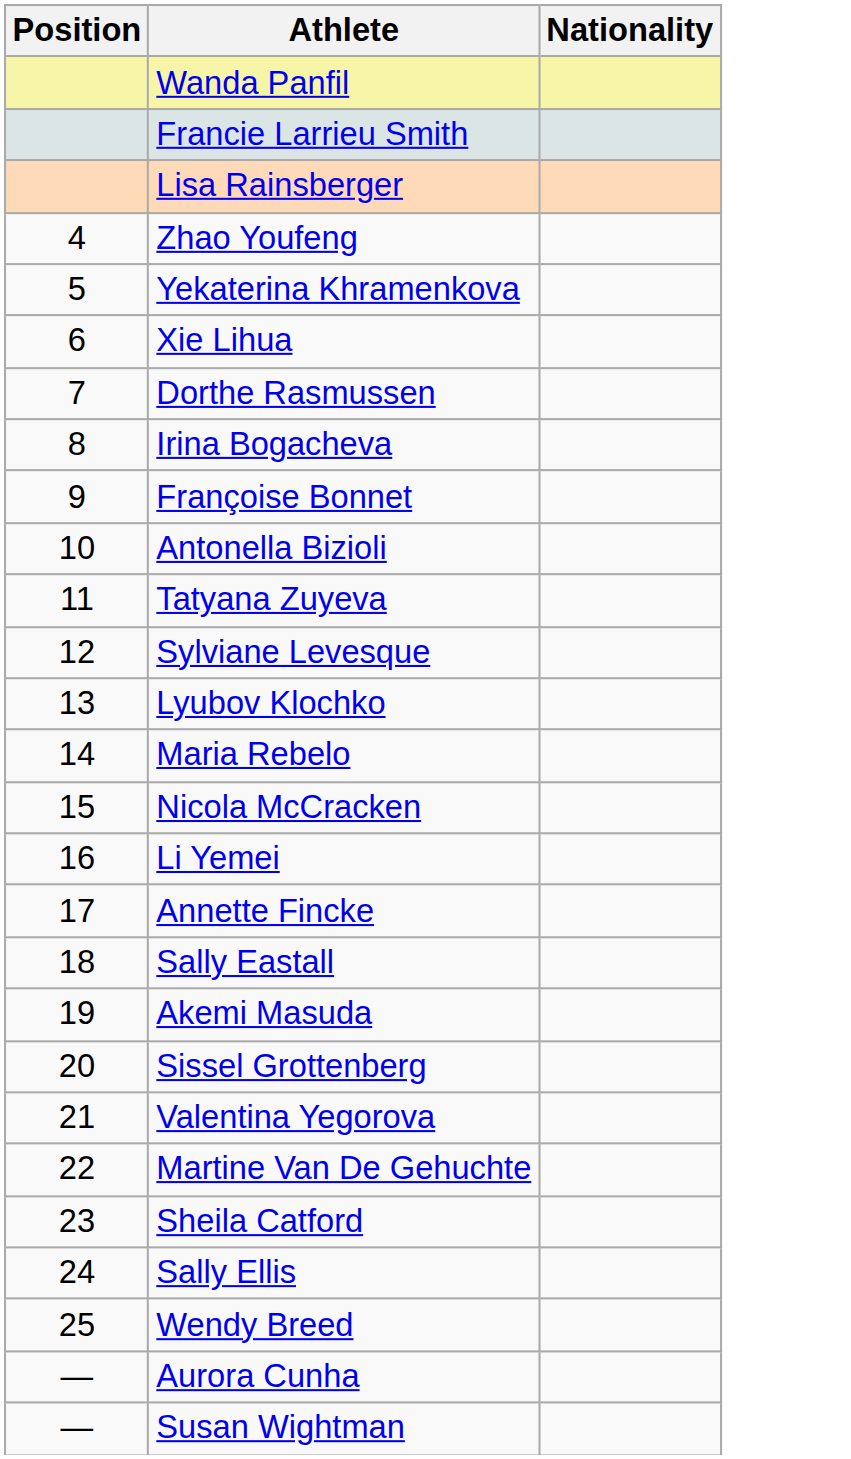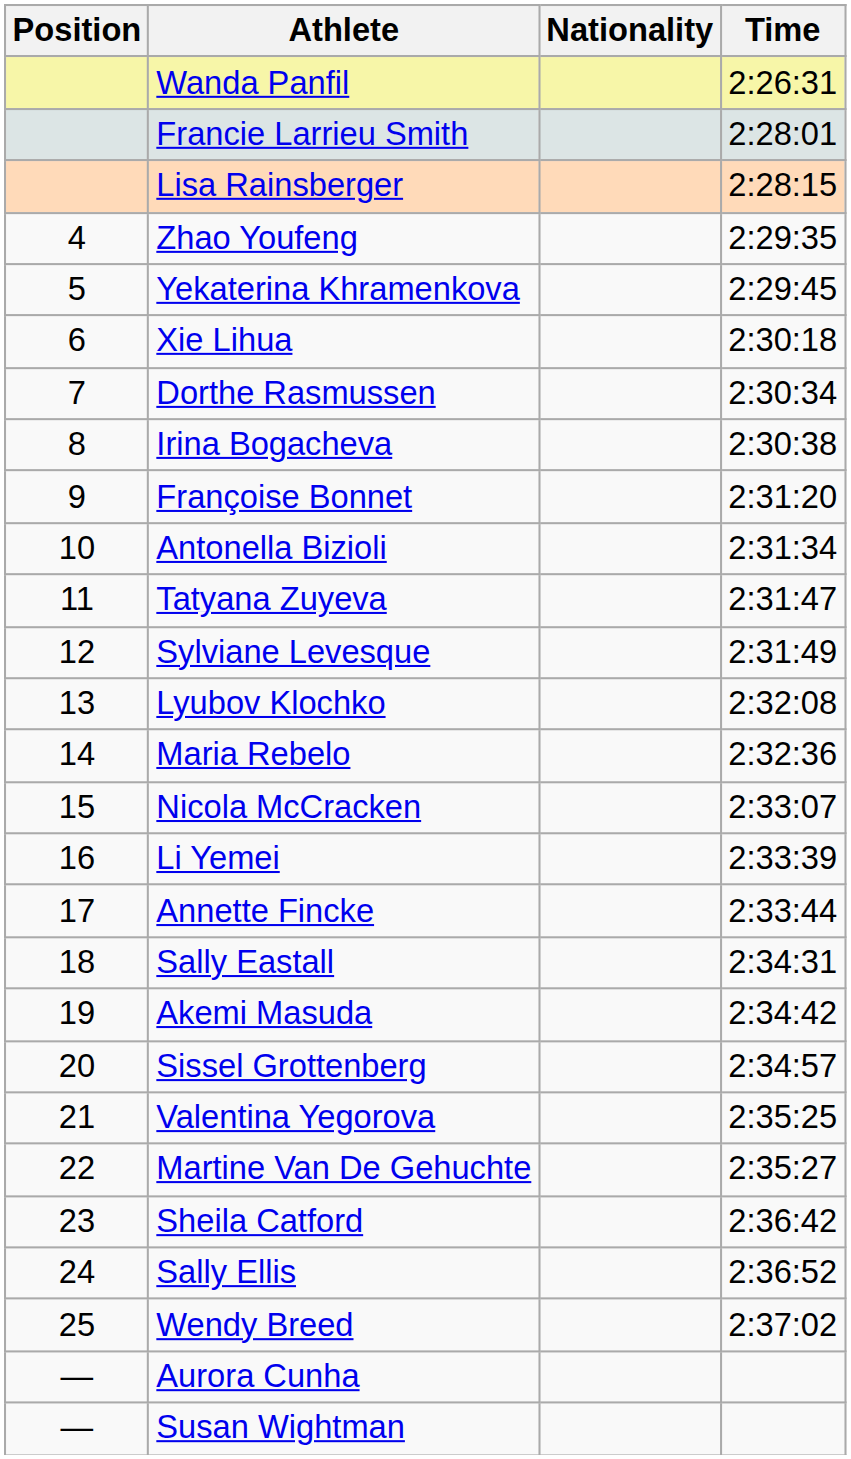+ column: (783, 30)
